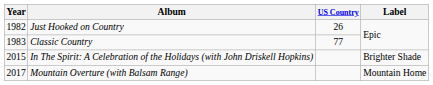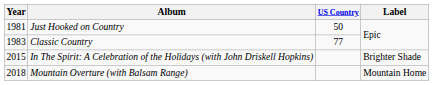(16, 27) 1982 -> (16, 27) 1981
(338, 27) 26 -> (338, 27) 50
(16, 73) 2017 -> (16, 73) 2018
